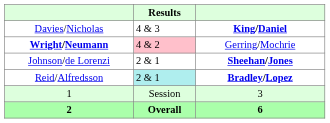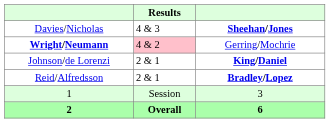(260, 28) King/Daniel -> (260, 28) Sheehan/Jones
(260, 61) Sheehan/Jones -> (260, 61) King/Daniel
(148, 77) paleturquoise background -> (148, 77) no background
